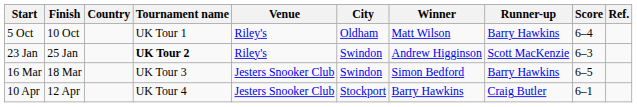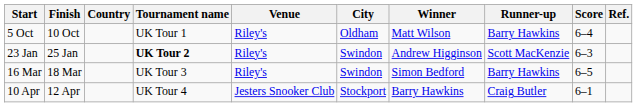(284, 72) Jesters Snooker Club -> (251, 72) Riley's
